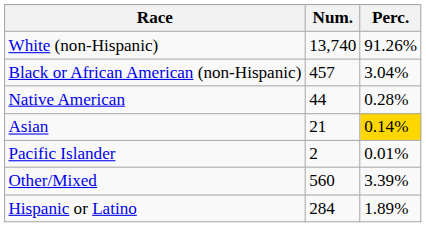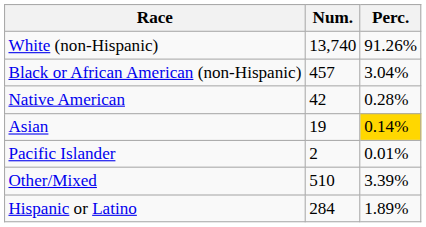(318, 99) 44 -> (318, 99) 42
(318, 126) 21 -> (318, 126) 19
(322, 180) 560 -> (322, 180) 510
